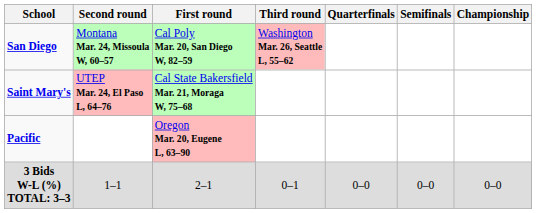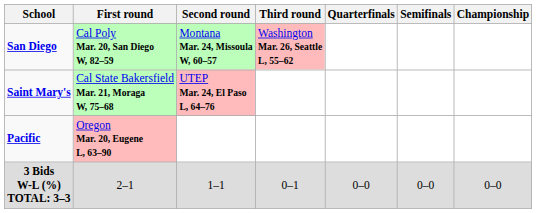columns swapped: (204, 14) <-> (113, 14)
